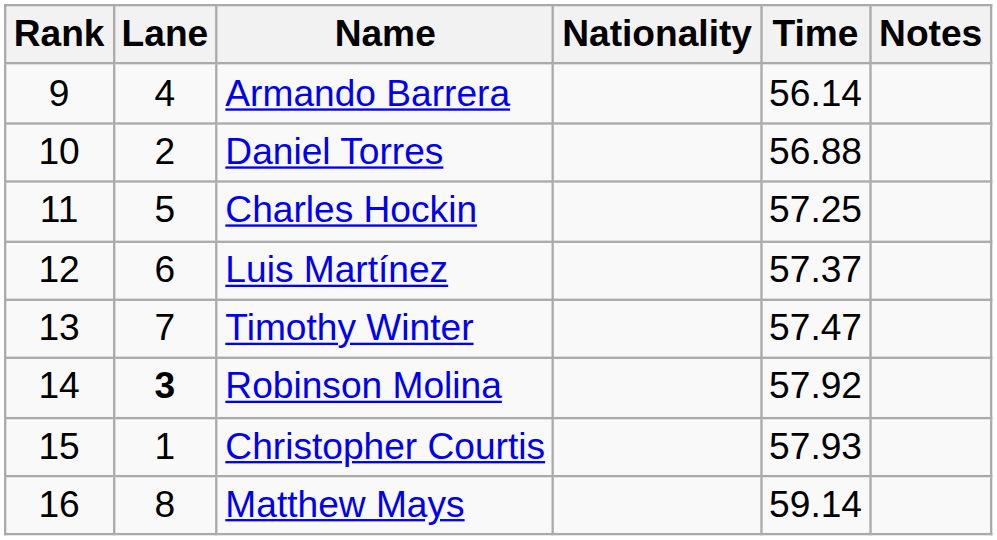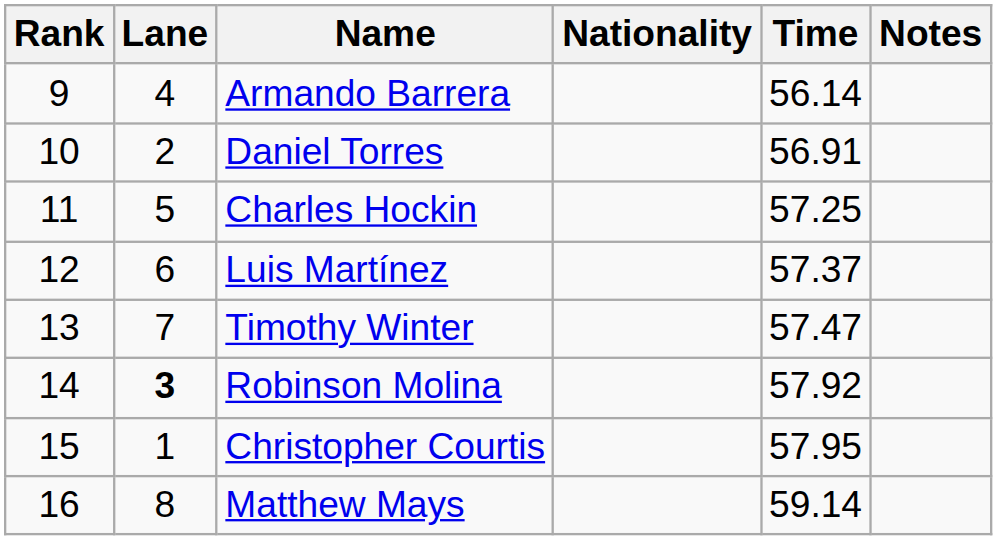(816, 151) 56.88 -> (816, 151) 56.91
(816, 446) 57.93 -> (816, 446) 57.95
